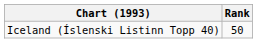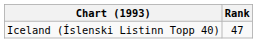(237, 30) 50 -> (237, 30) 47
